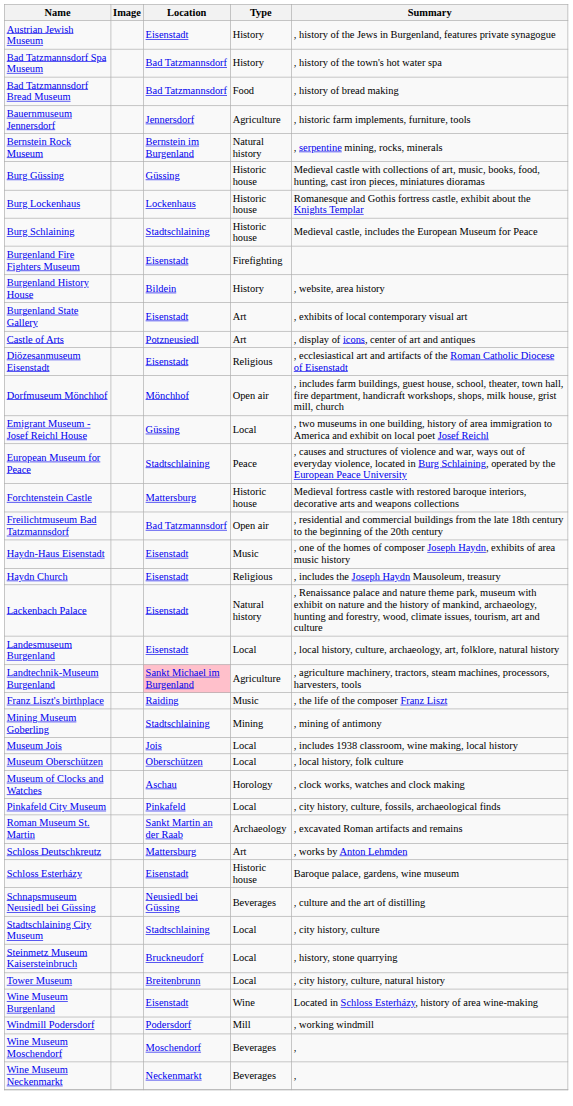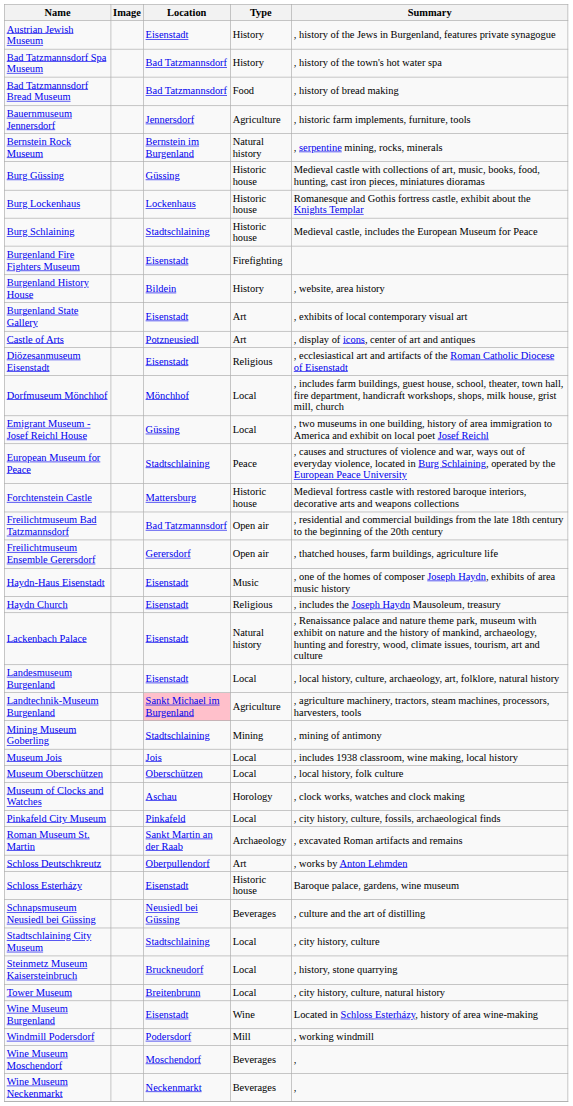(251, 395) Open air -> (244, 395) Local
+ row: (51, 554)
- row: (55, 701)
(171, 851) Mattersburg -> (178, 863) Oberpullendorf
